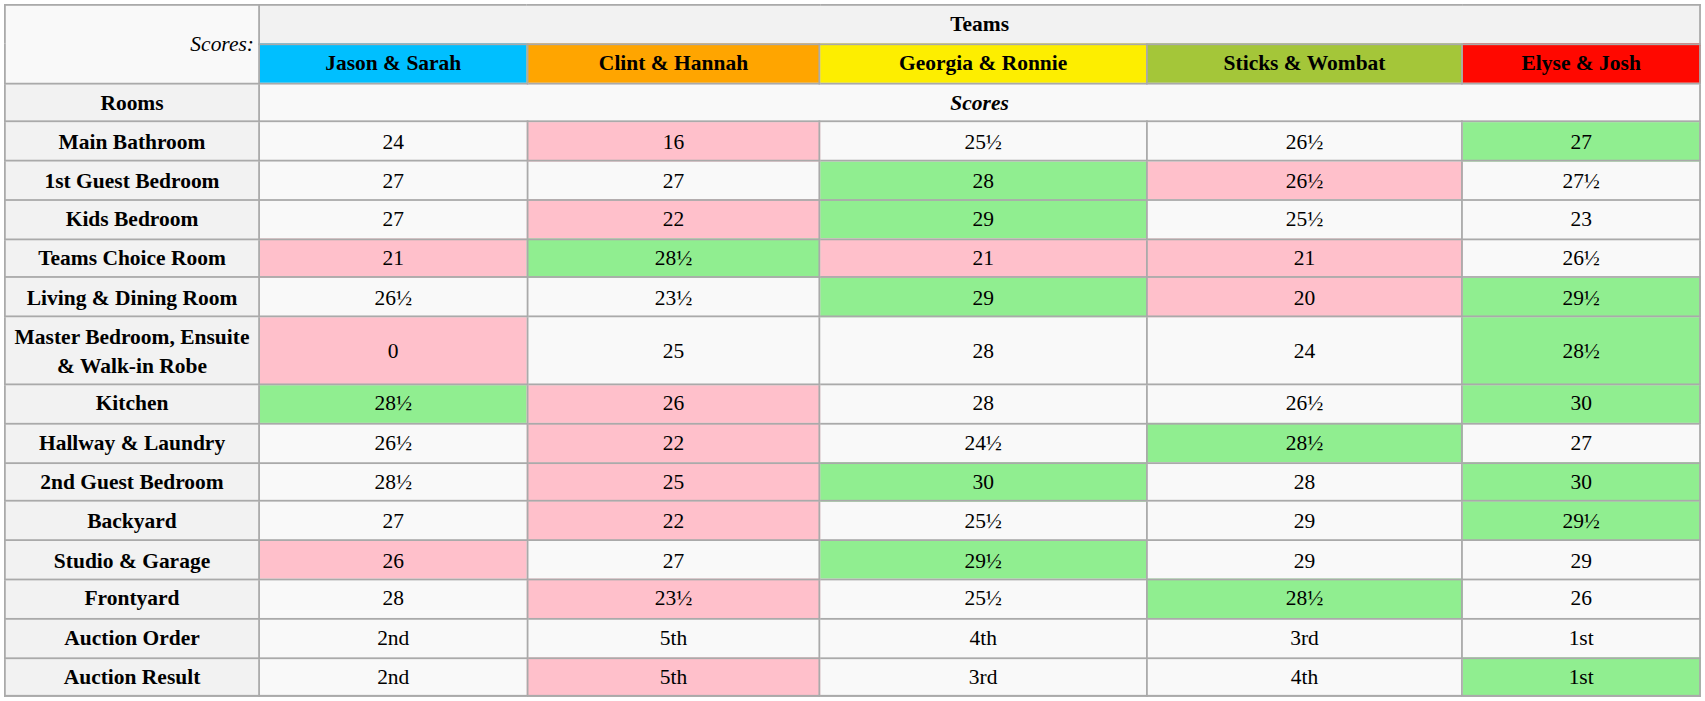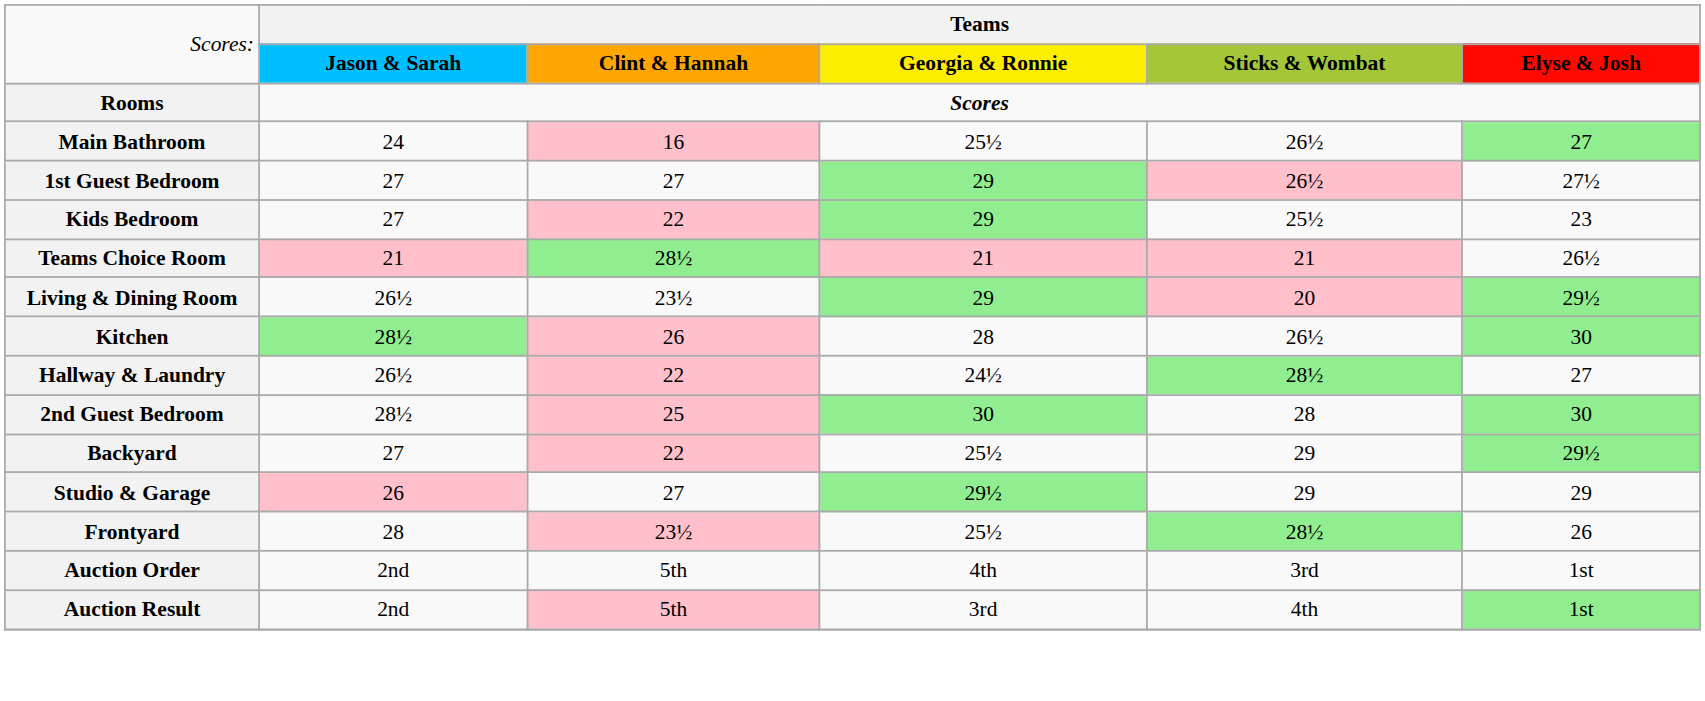(983, 180) 28 -> (983, 180) 29
- row: (132, 351)
